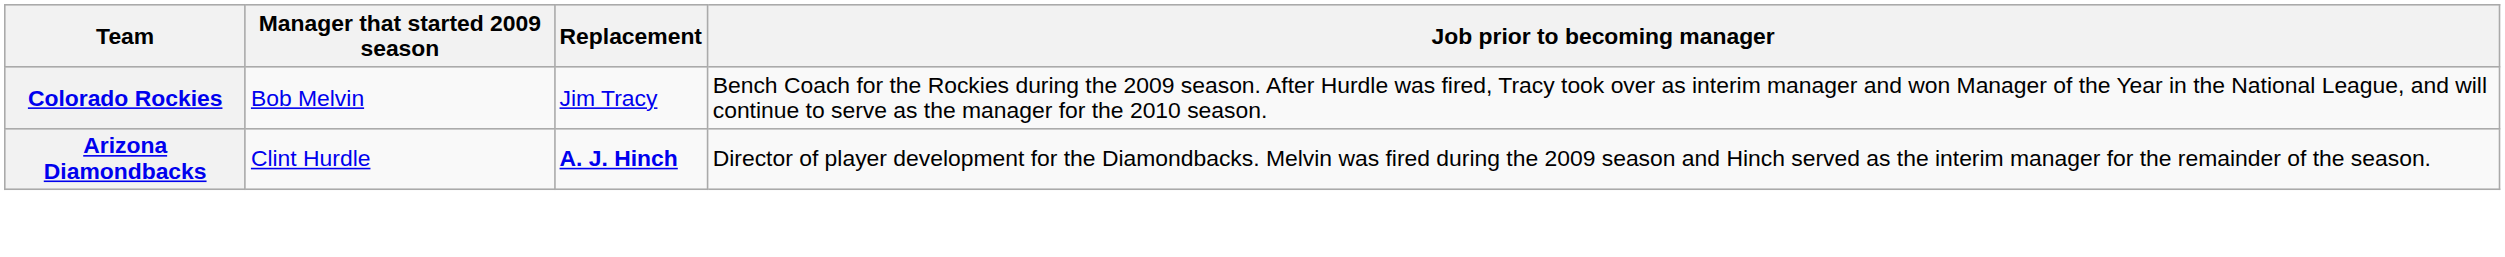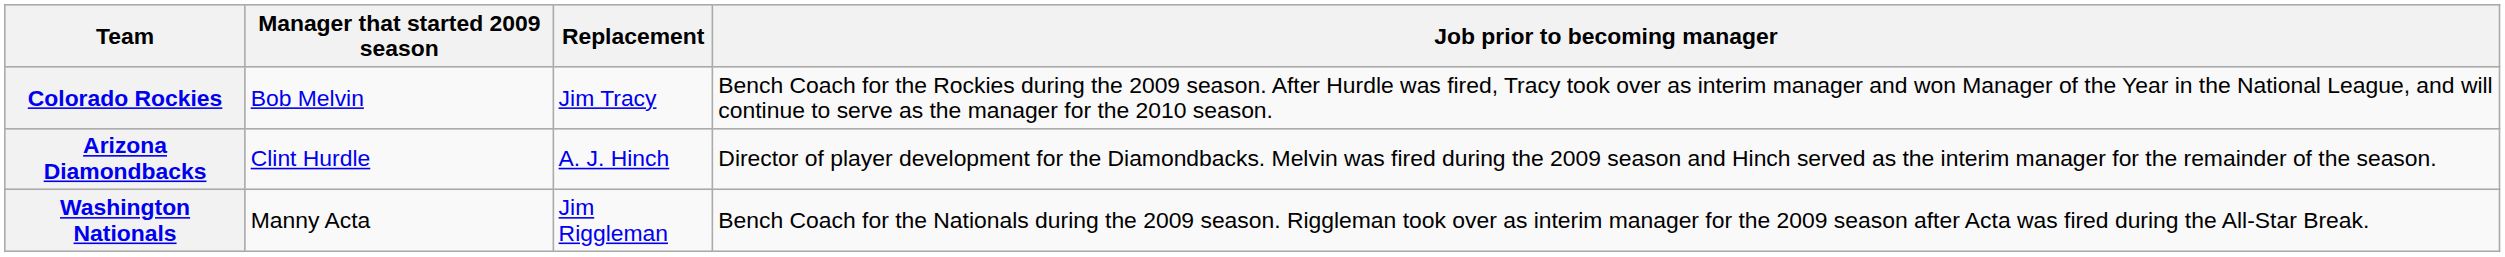(619, 159) bold -> (614, 159) normal
+ row: (125, 221)
